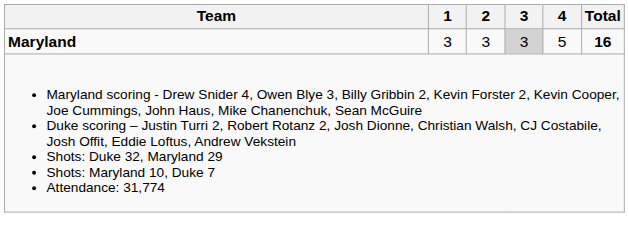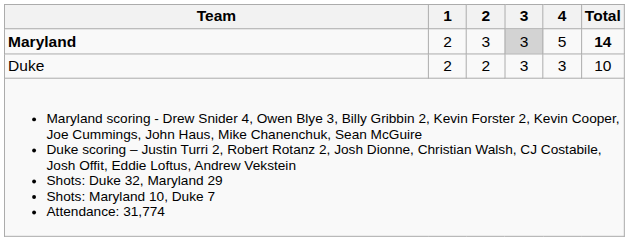(448, 41) 3 -> (448, 41) 2
(603, 41) 16 -> (603, 41) 14
+ row: (26, 66)
